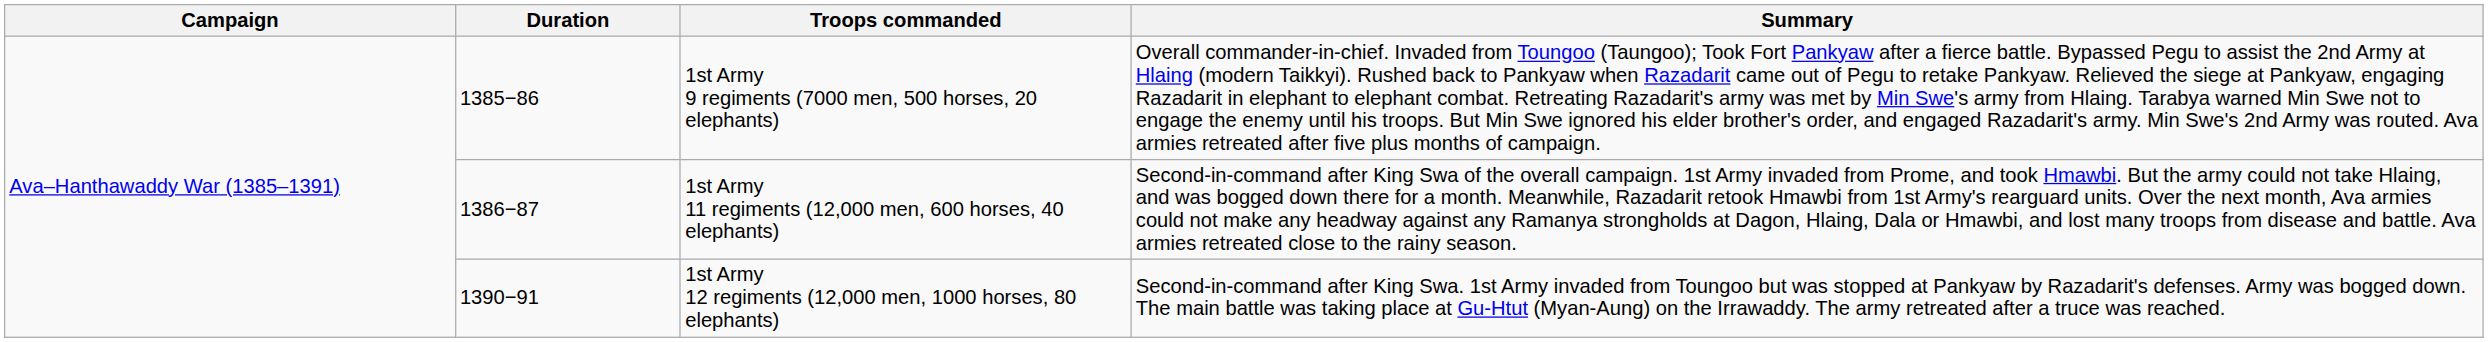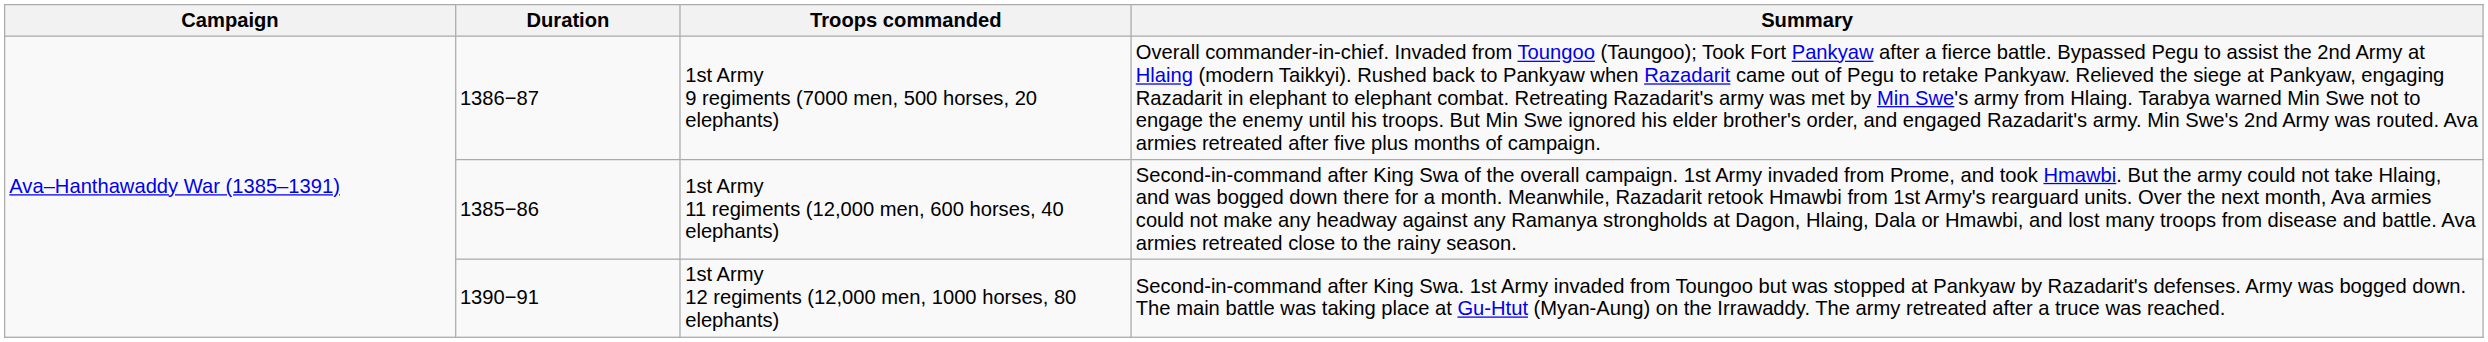(499, 97) 1385−86 -> (499, 97) 1386−87
(499, 209) 1386−87 -> (499, 209) 1385−86
